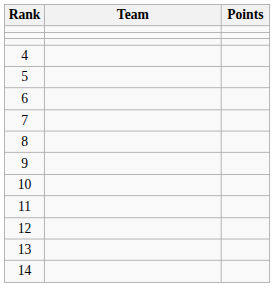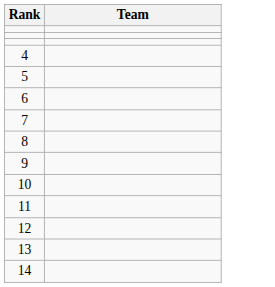- column: (245, 15)
